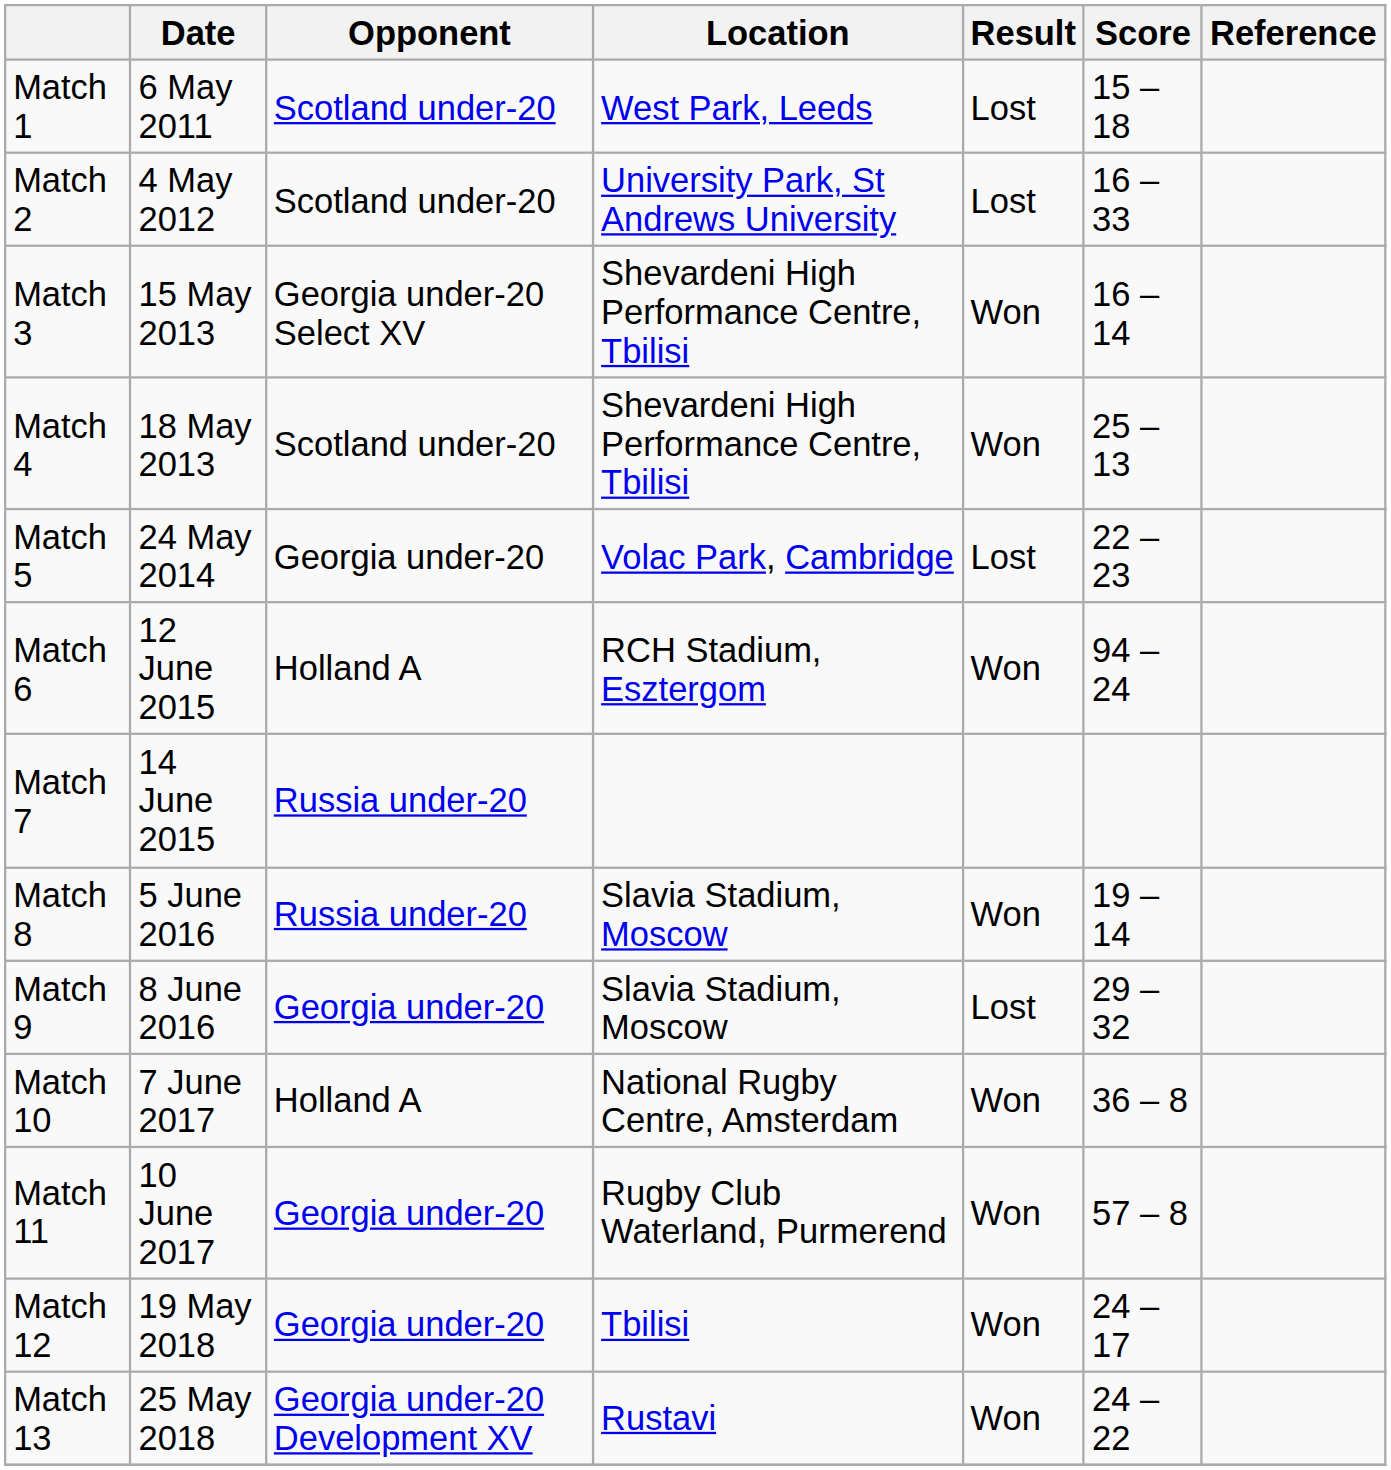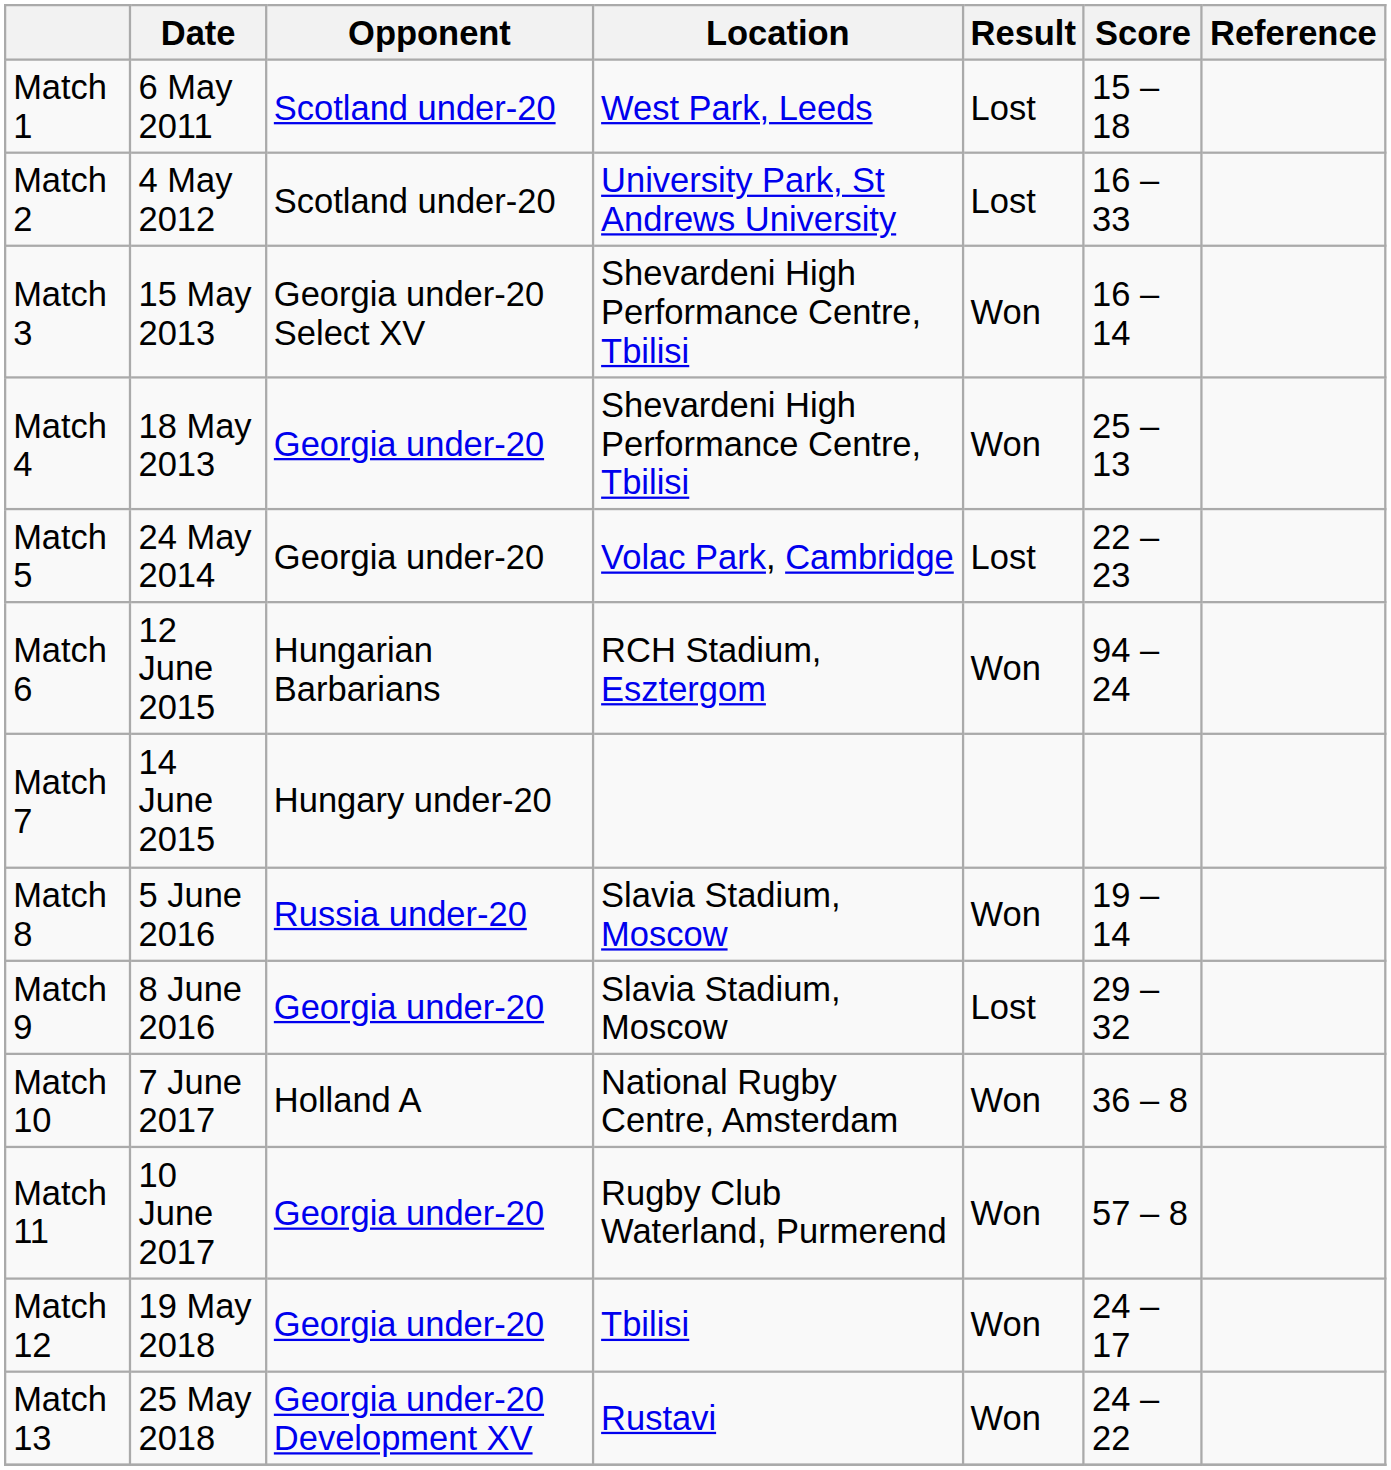(415, 444) Scotland under-20 -> (409, 444) Georgia under-20
(348, 669) Holland A -> (357, 669) Hungarian Barbarians
(400, 801) Russia under-20 -> (413, 801) Hungary under-20
